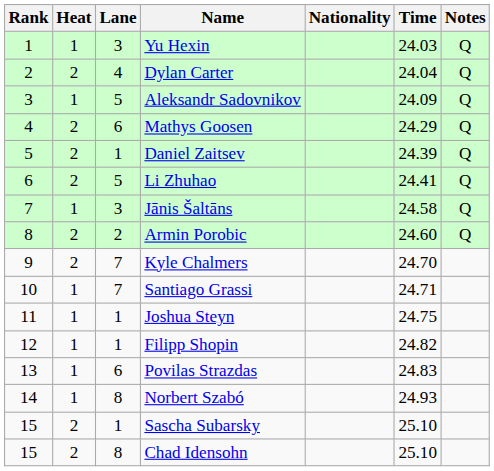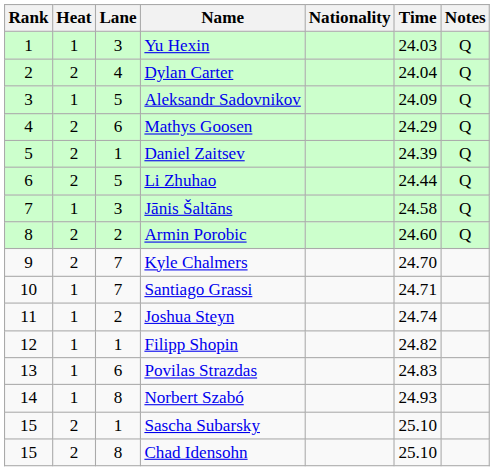(418, 180) 24.41 -> (418, 180) 24.44
(118, 316) 1 -> (118, 316) 2
(418, 316) 24.75 -> (418, 316) 24.74
